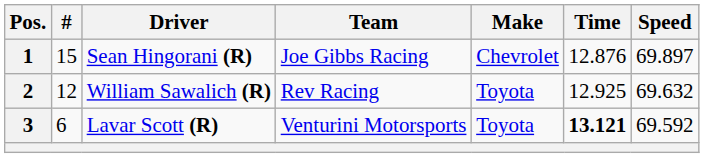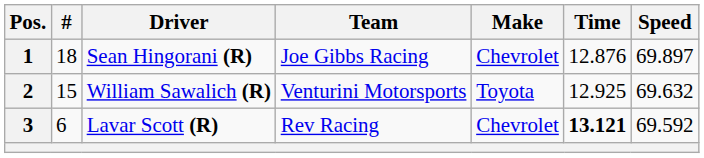(66, 56) 15 -> (66, 56) 18
(66, 91) 12 -> (66, 91) 15
(330, 91) Rev Racing -> (374, 91) Venturini Motorsports
(374, 125) Venturini Motorsports -> (330, 125) Rev Racing
(505, 125) Toyota -> (518, 125) Chevrolet
